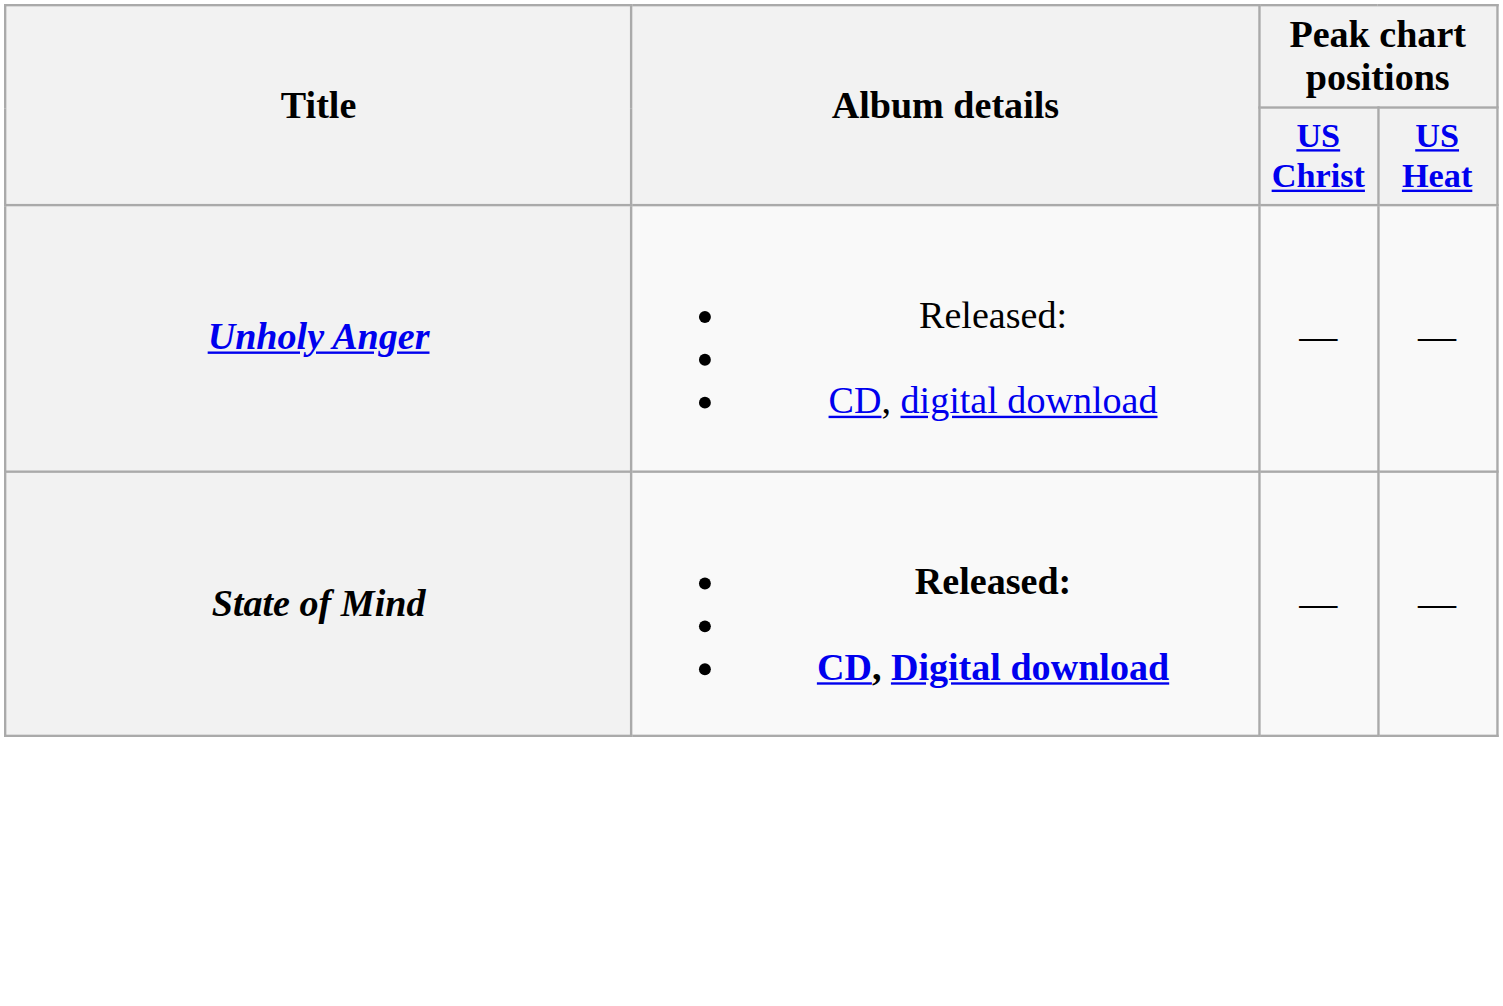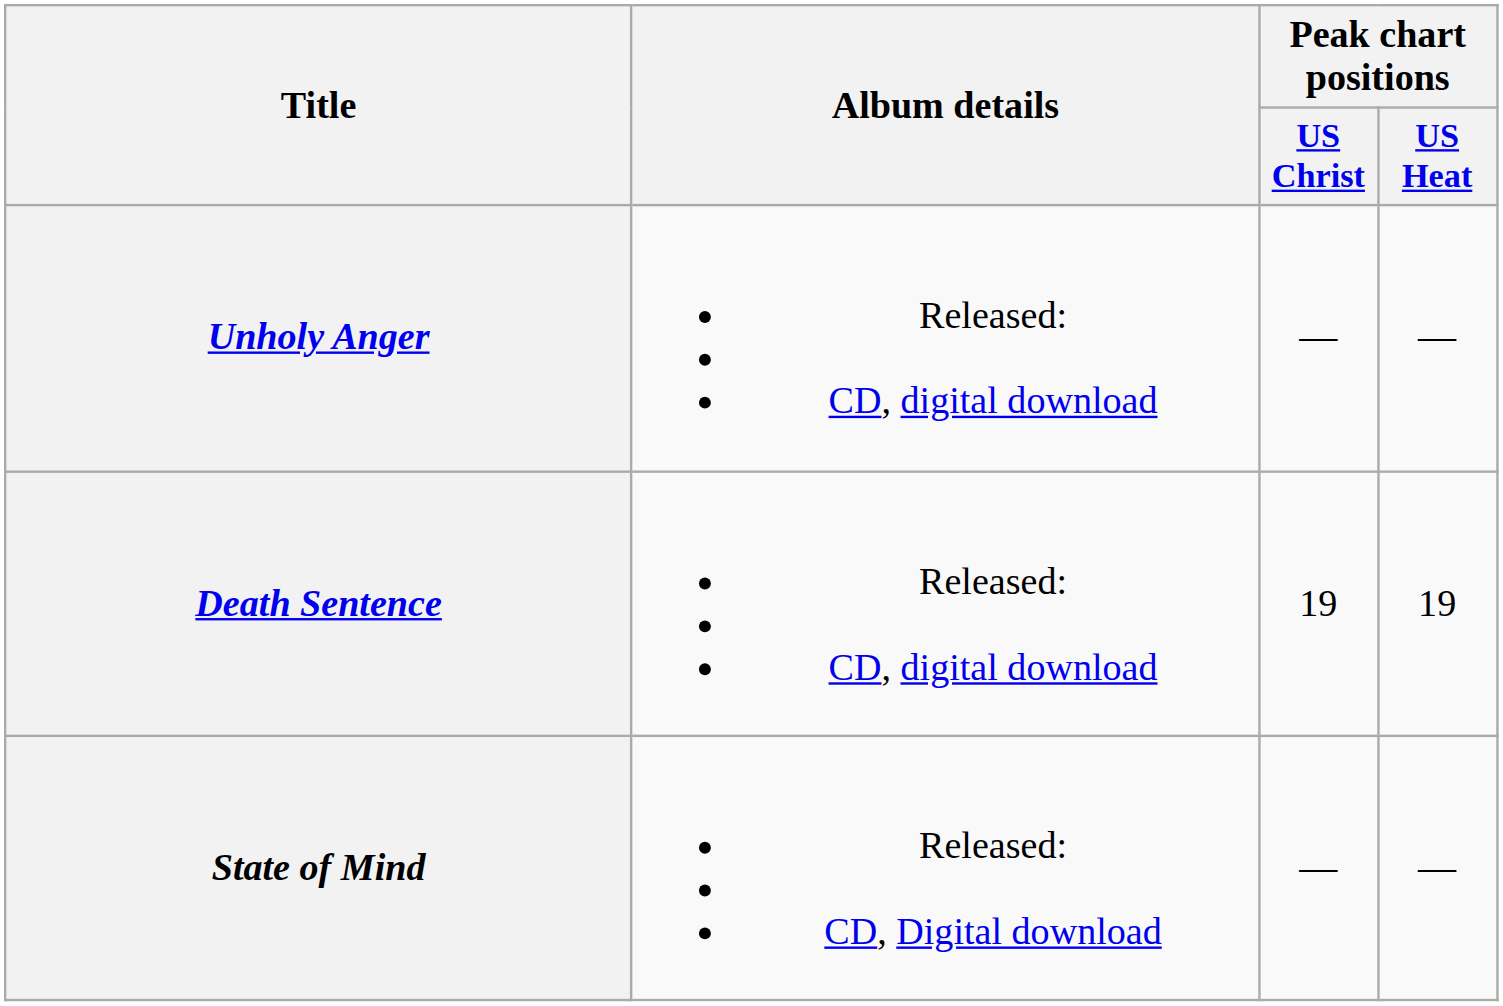+ row: (319, 602)
(945, 624) bold -> (945, 890) normal
